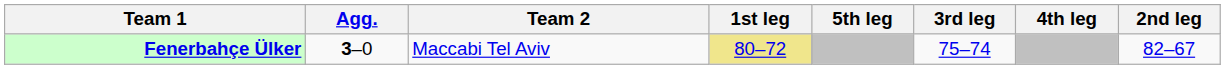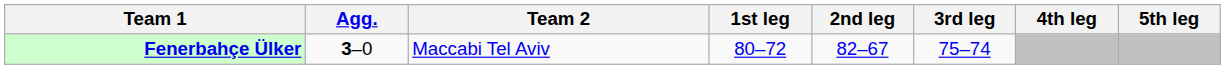columns swapped: (1169, 19) <-> (862, 19)
(760, 49) khaki background -> (760, 49) no background
